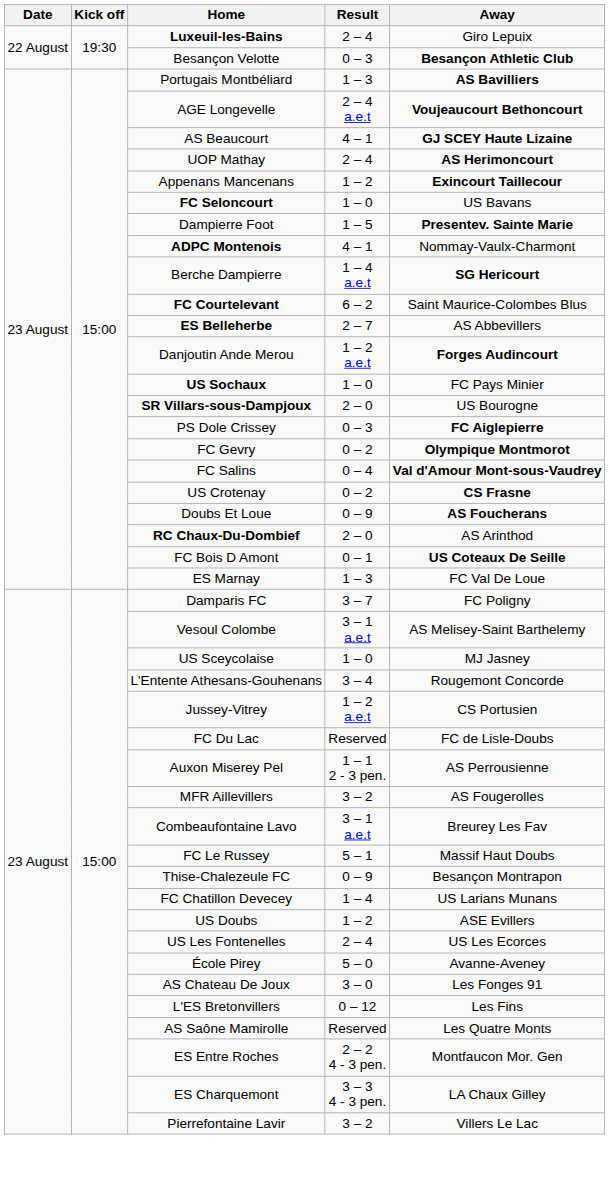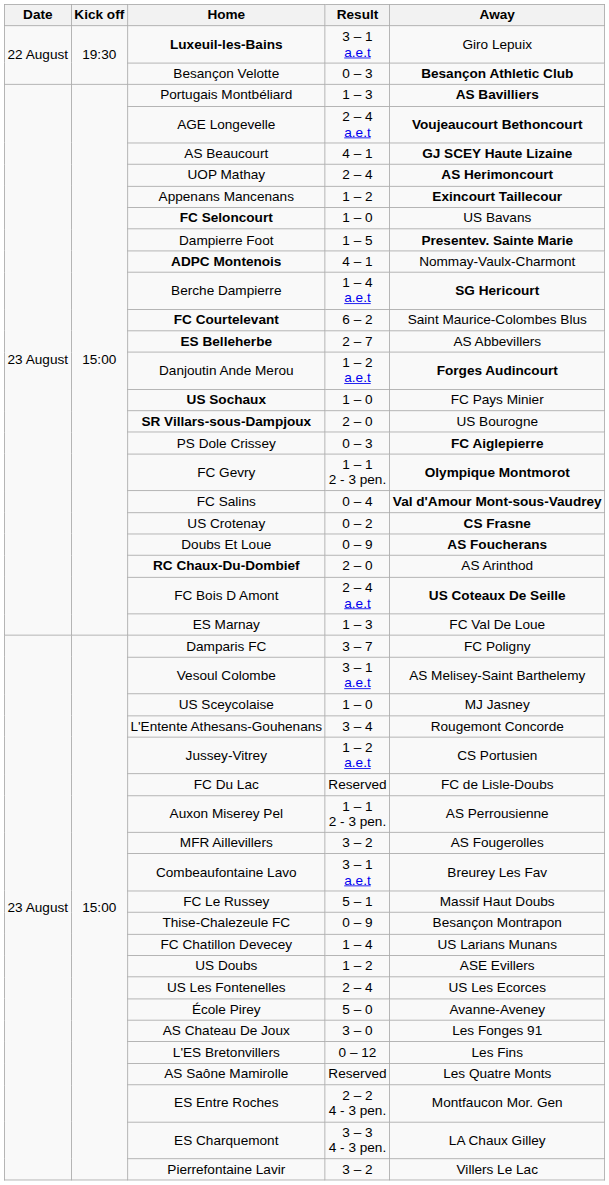(357, 36) 2 – 4 -> (357, 44) 3 – 1 a.e.t
(357, 449) 0 – 2 -> (357, 472) 1 – 1 2 - 3 pen.
(357, 557) 0 – 1 -> (357, 595) 2 – 4 a.e.t
